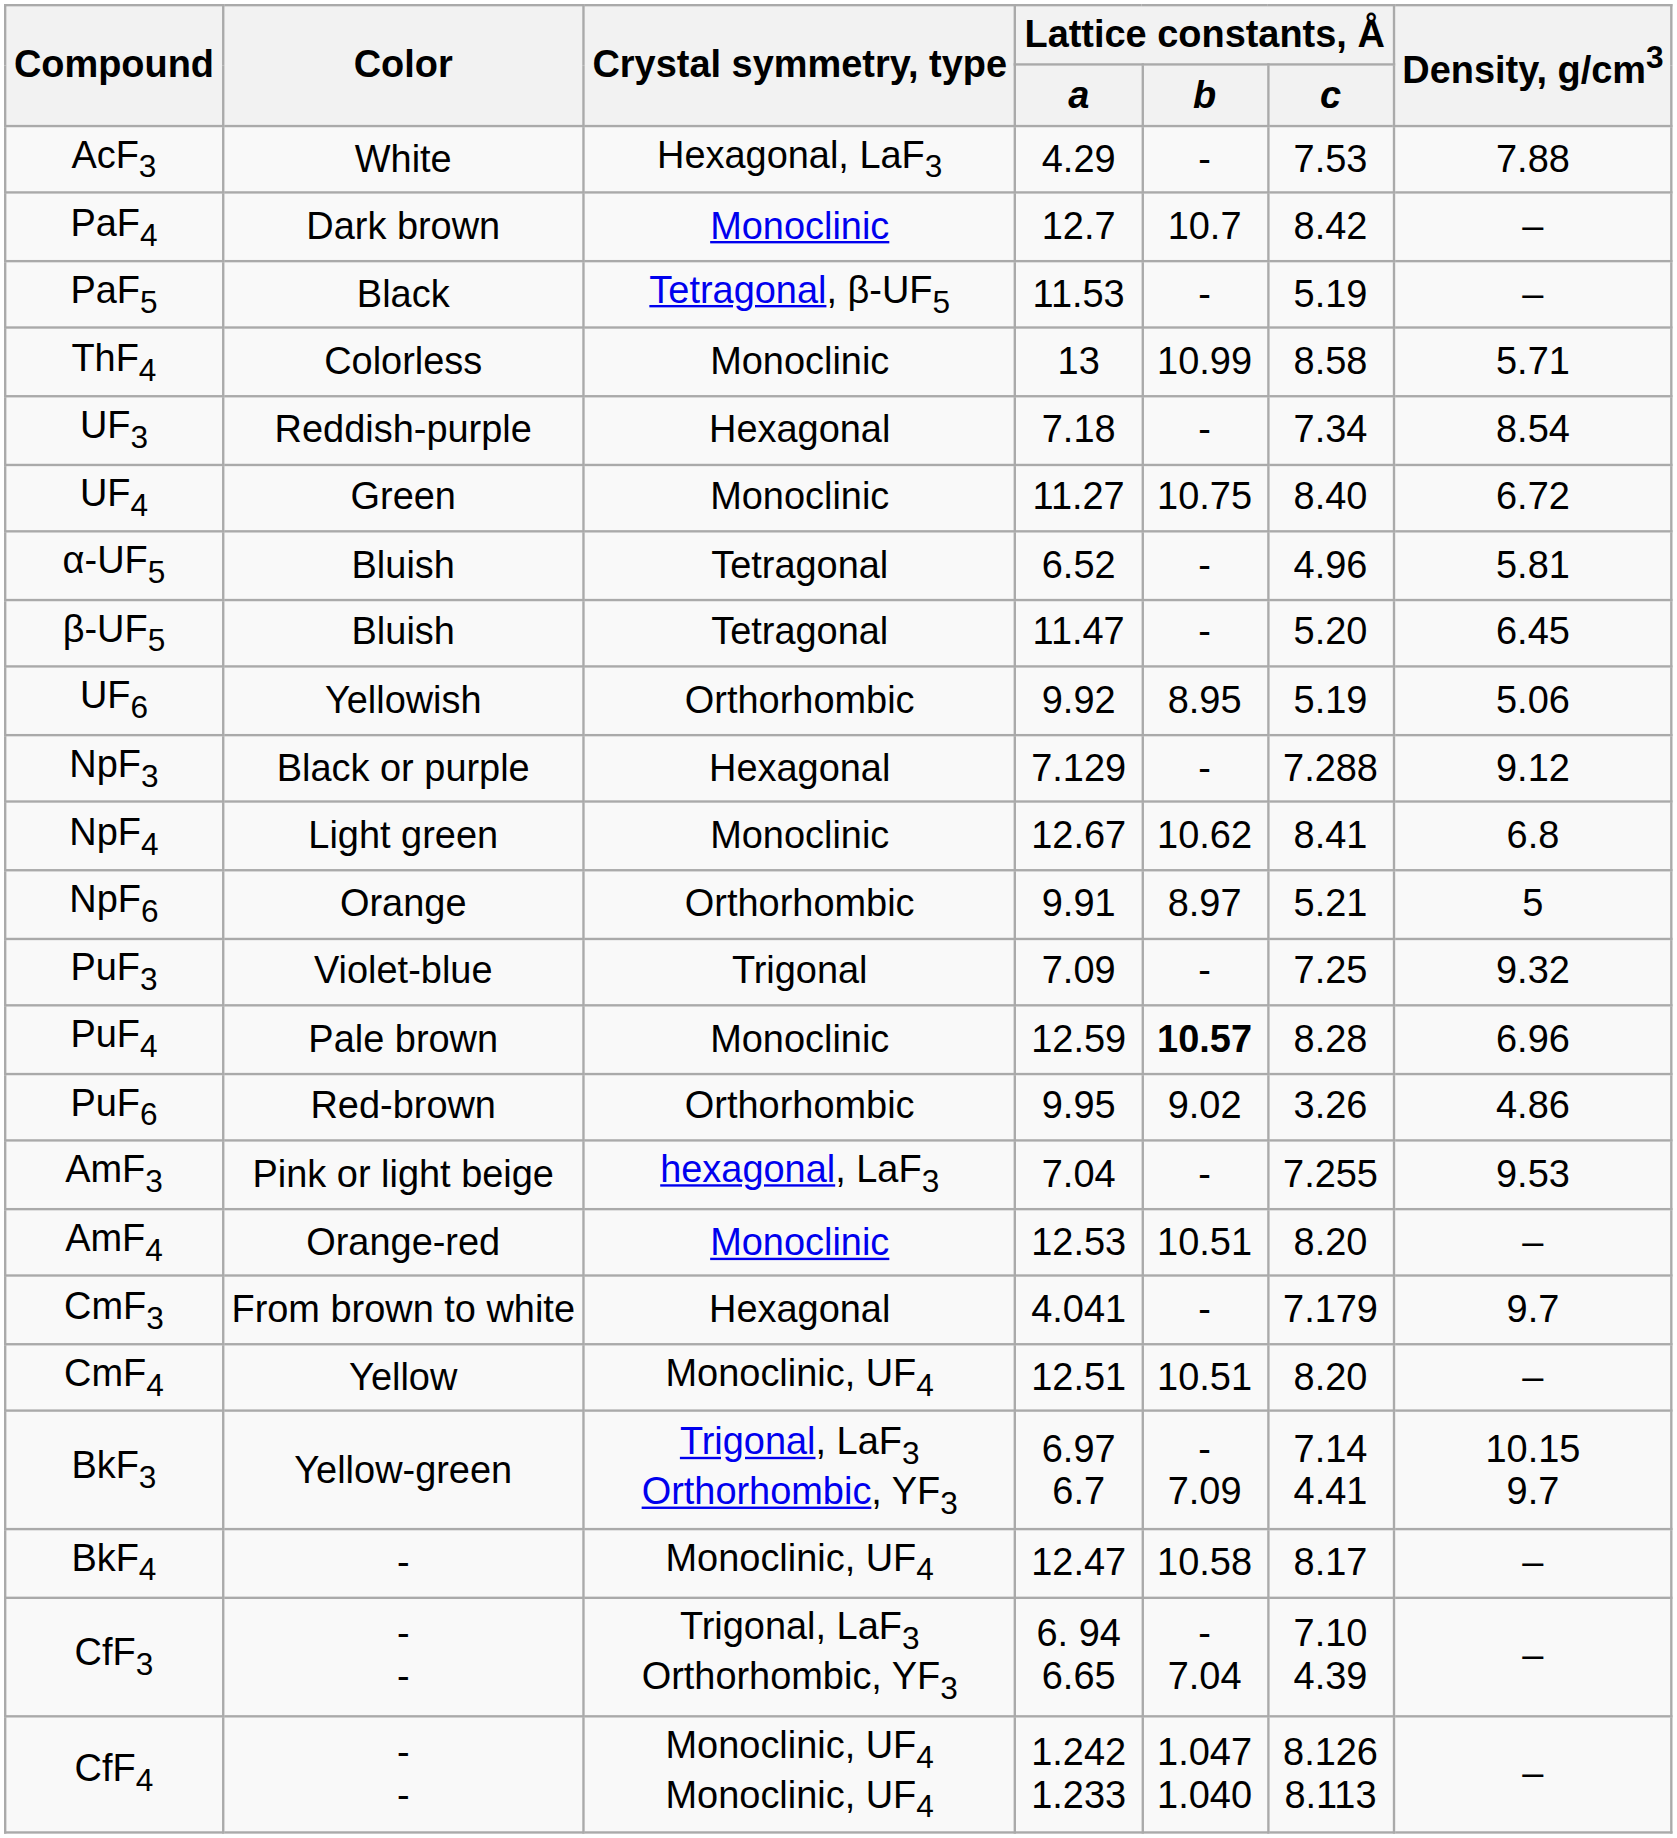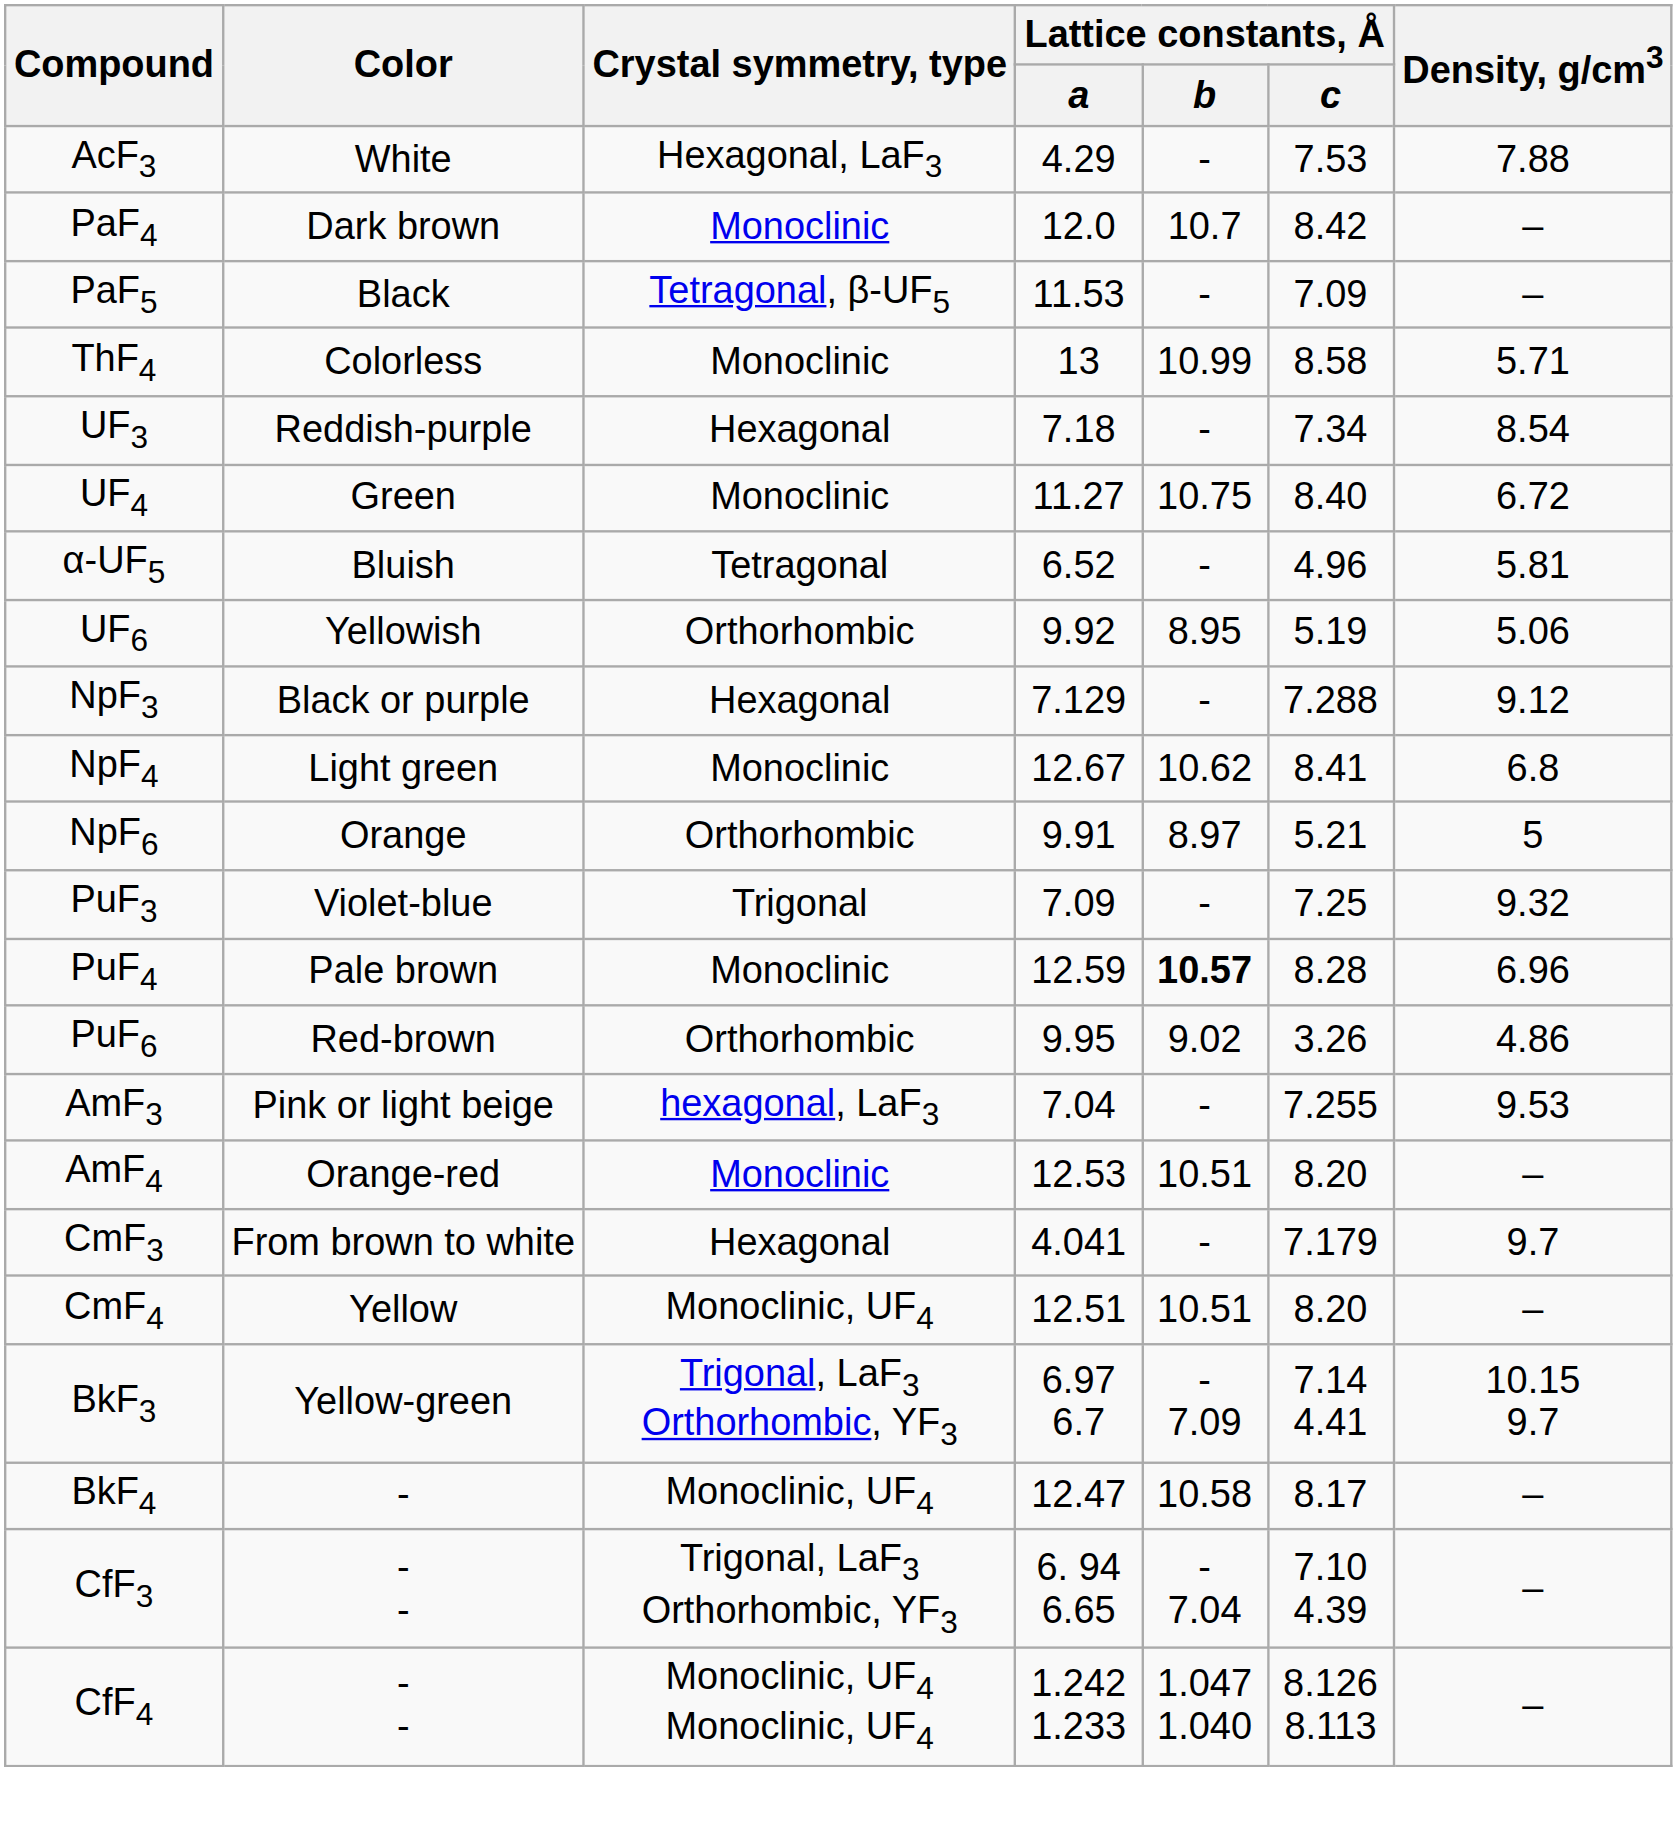(1079, 226) 12.7 -> (1079, 226) 12.0
(1331, 294) 5.19 -> (1331, 294) 7.09
- row: (114, 633)
